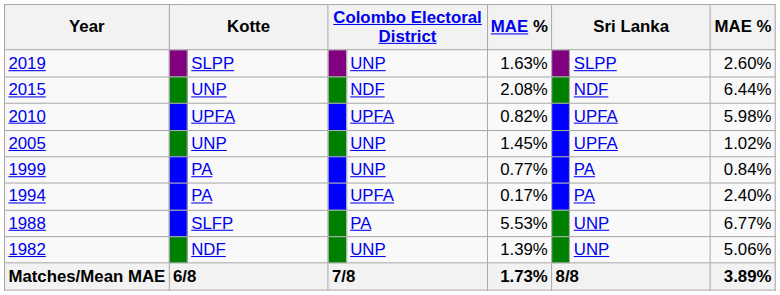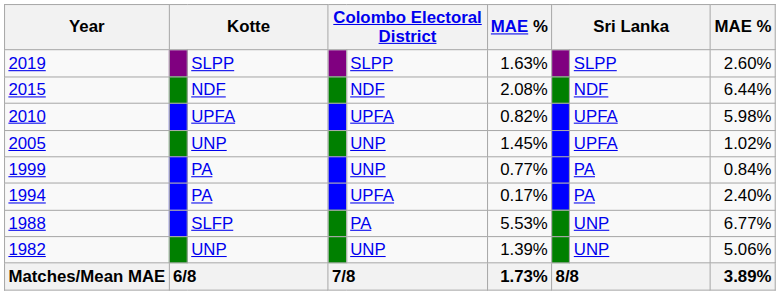(368, 63) UNP -> (372, 63) SLPP
(209, 90) UNP -> (208, 90) NDF
(208, 249) NDF -> (209, 249) UNP
